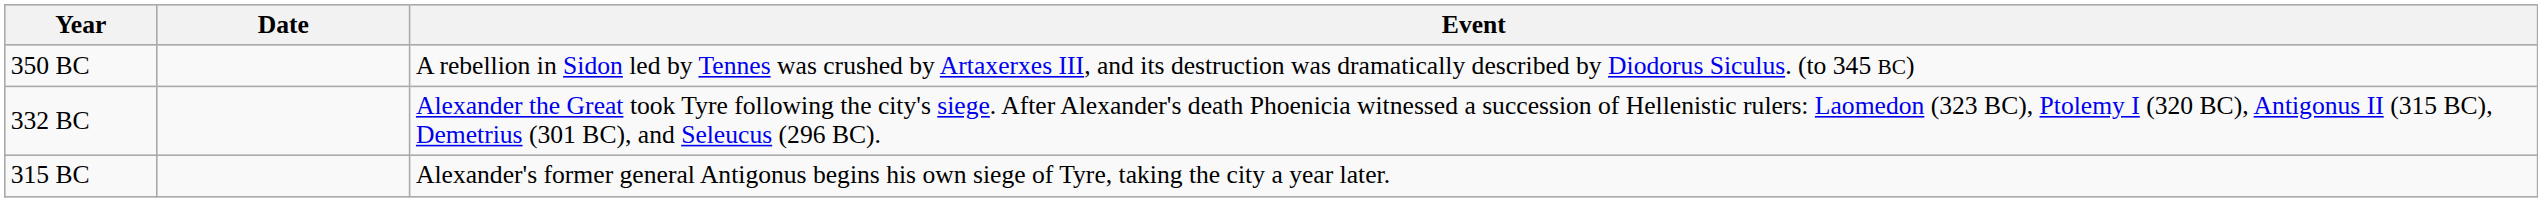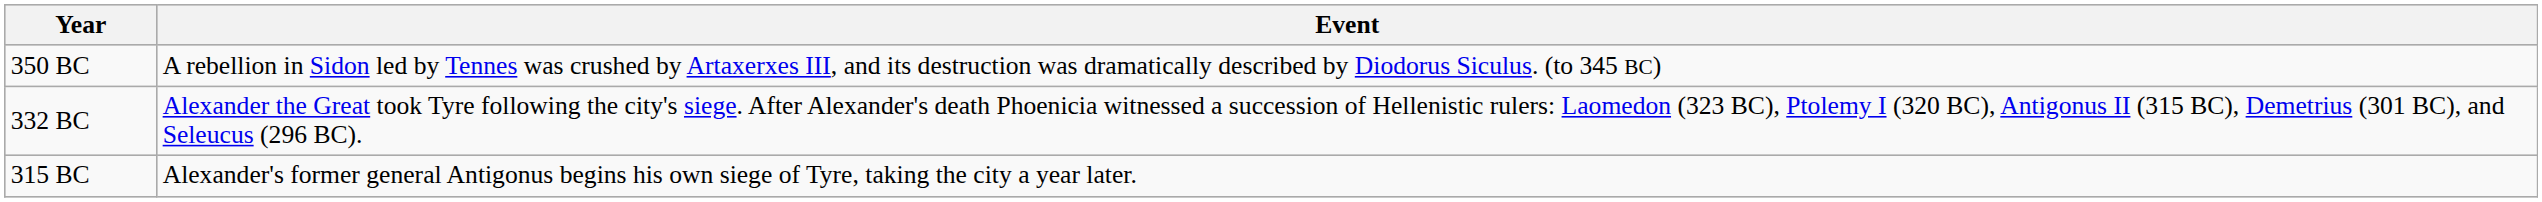- column: (283, 24)
